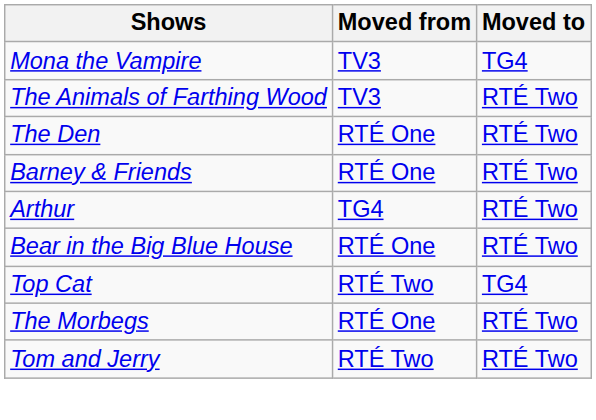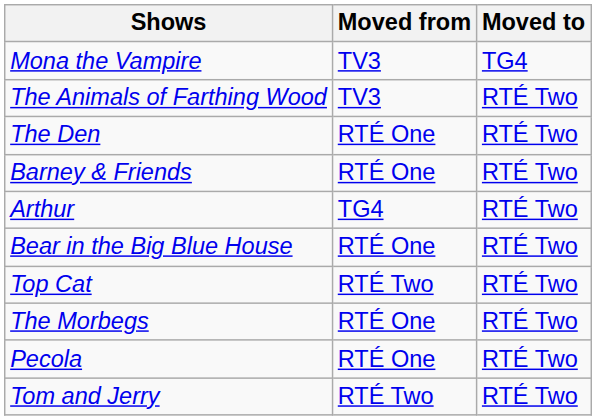(505, 284) TG4 -> (530, 284) RTÉ Two
+ row: (46, 358)
